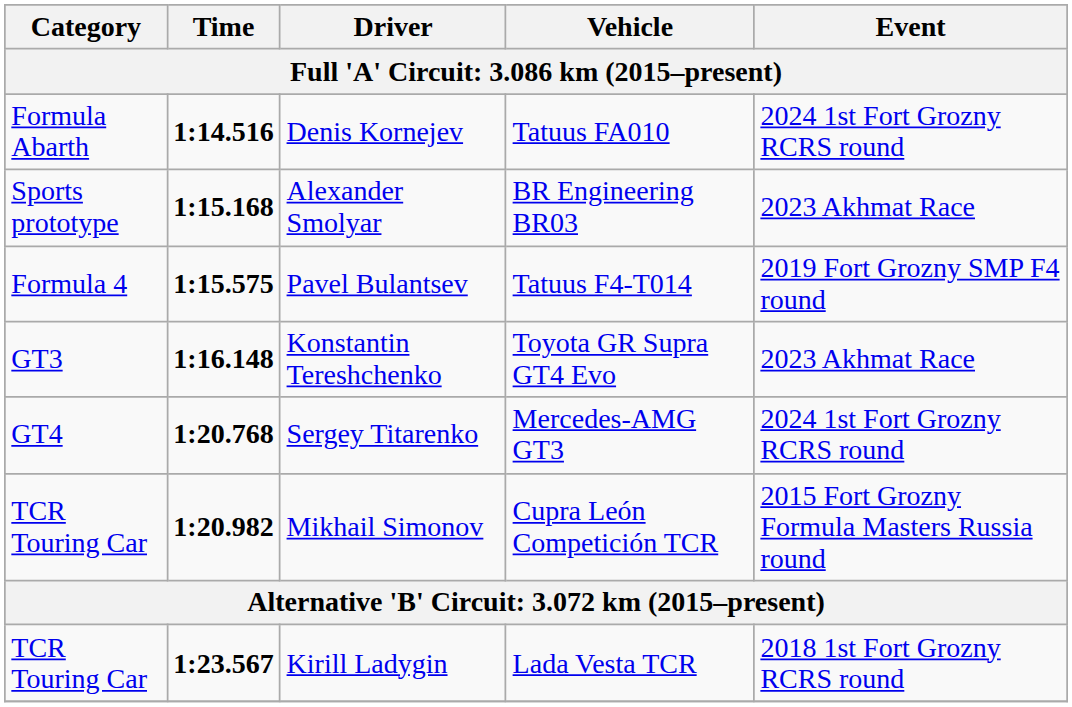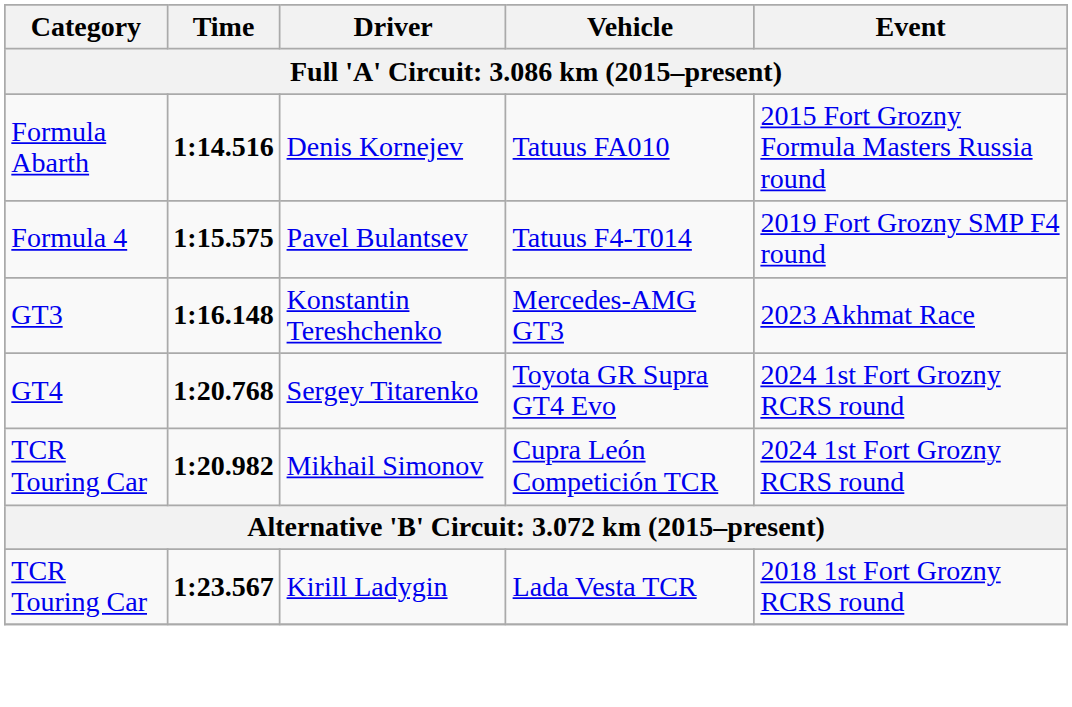(881, 131) 2024 1st Fort Grozny RCRS round -> (896, 147) 2015 Fort Grozny Formula Masters Russia round
- row: (345, 207)
(610, 358) Toyota GR Supra GT4 Evo -> (604, 314) Mercedes-AMG GT3
(604, 434) Mercedes-AMG GT3 -> (610, 390) Toyota GR Supra GT4 Evo
(896, 526) 2015 Fort Grozny Formula Masters Russia round -> (881, 466) 2024 1st Fort Grozny RCRS round
